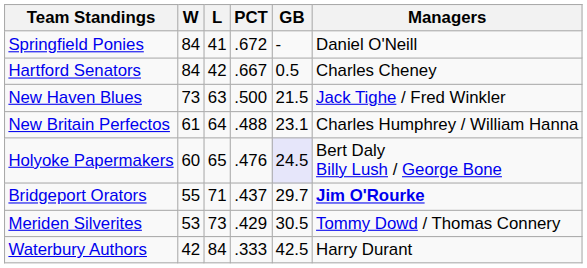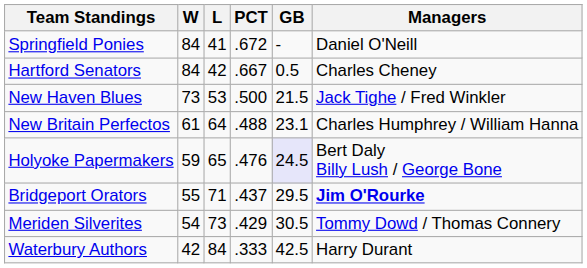(217, 97) 63 -> (217, 97) 53
(191, 160) 60 -> (191, 160) 59
(292, 196) 29.7 -> (292, 196) 29.5
(191, 223) 53 -> (191, 223) 54
